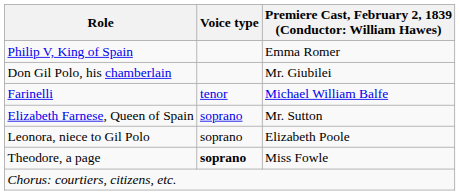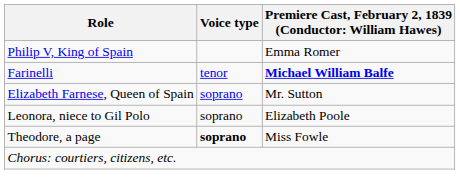- row: (89, 72)
(327, 94) normal -> (329, 72) bold
